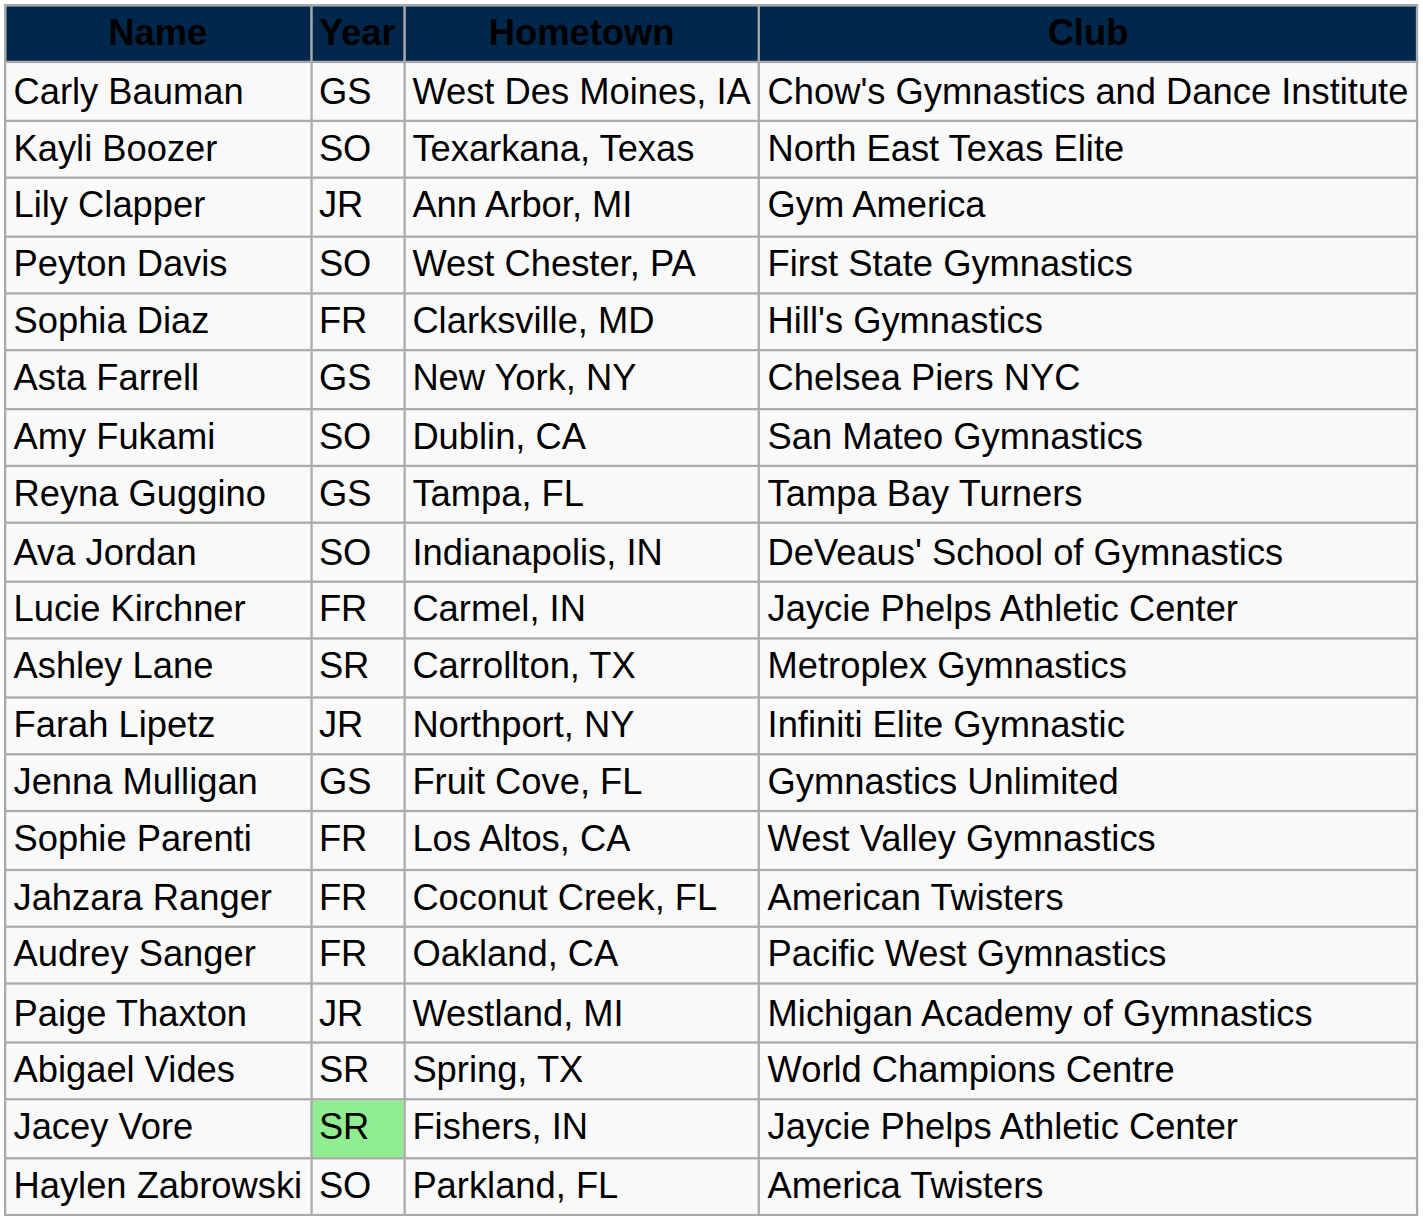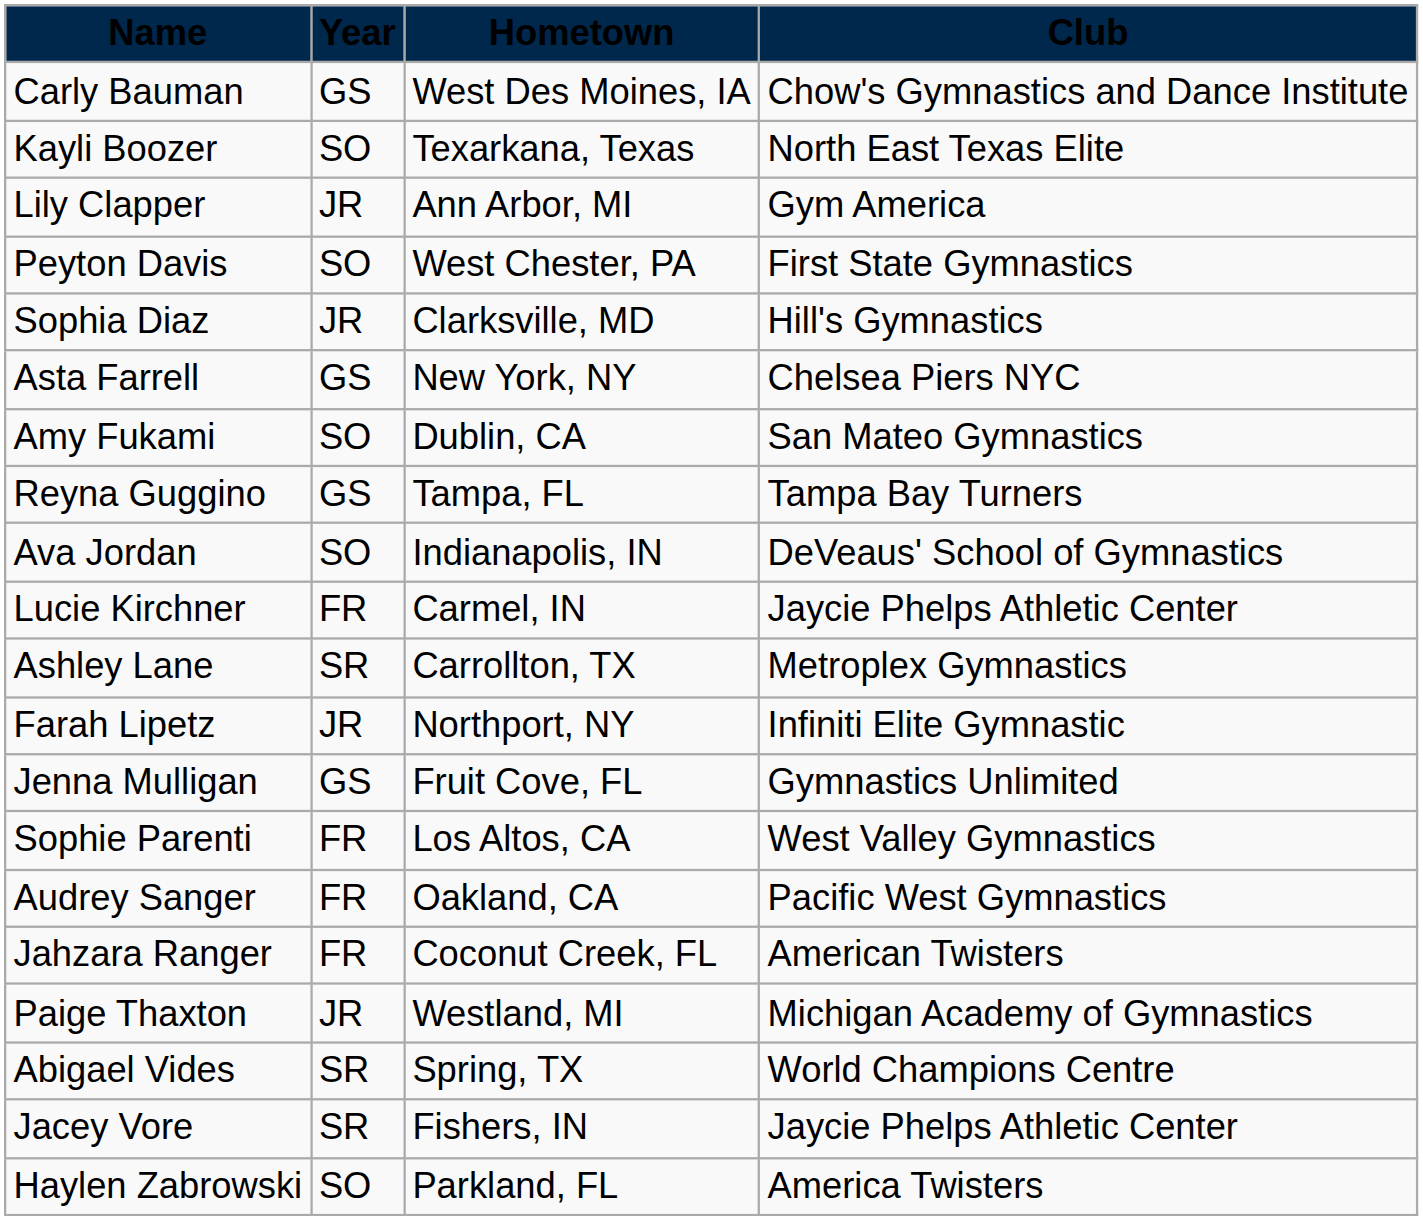(343, 321) FR -> (341, 321) JR
rows swapped: (143, 897) <-> (135, 954)
(344, 1127) lightgreen background -> (344, 1127) no background
